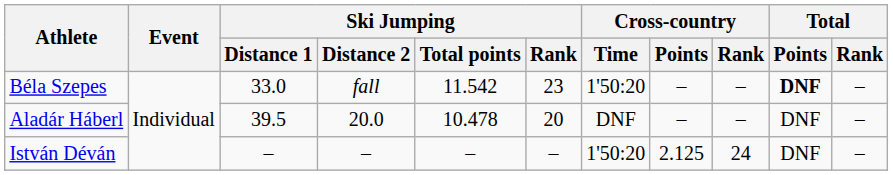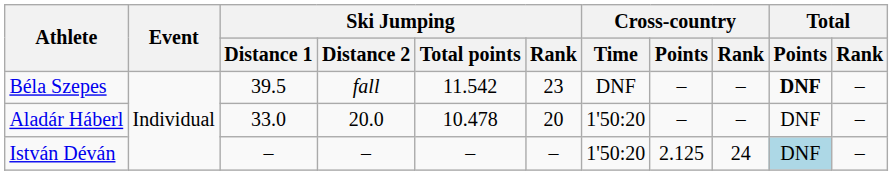(268, 87) 33.0 -> (268, 87) 39.5
(616, 87) 1'50:20 -> (616, 87) DNF
(268, 120) 39.5 -> (268, 120) 33.0
(616, 120) DNF -> (616, 120) 1'50:20
(800, 153) no background -> (800, 153) lightblue background
